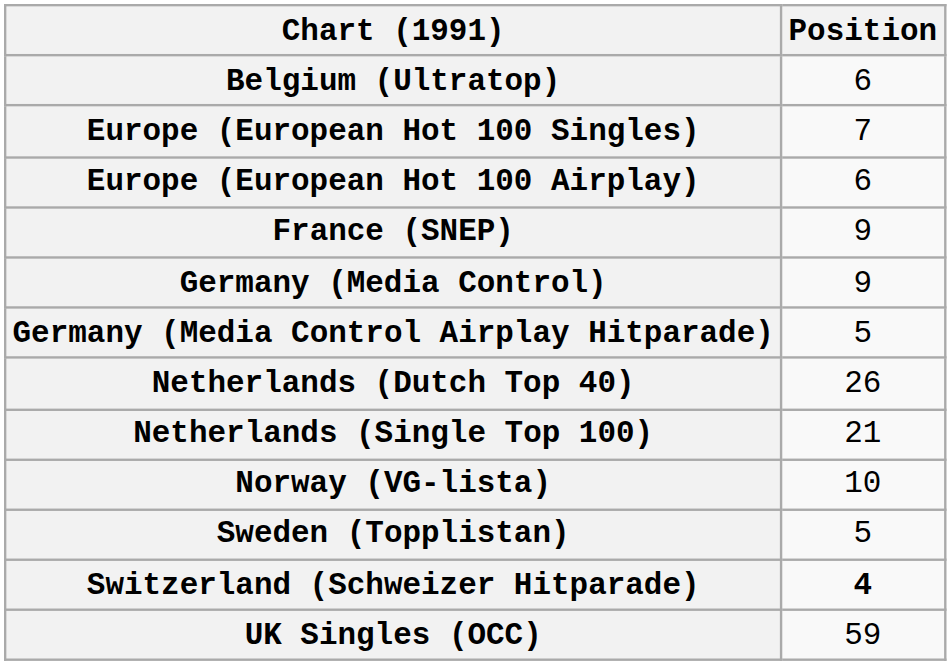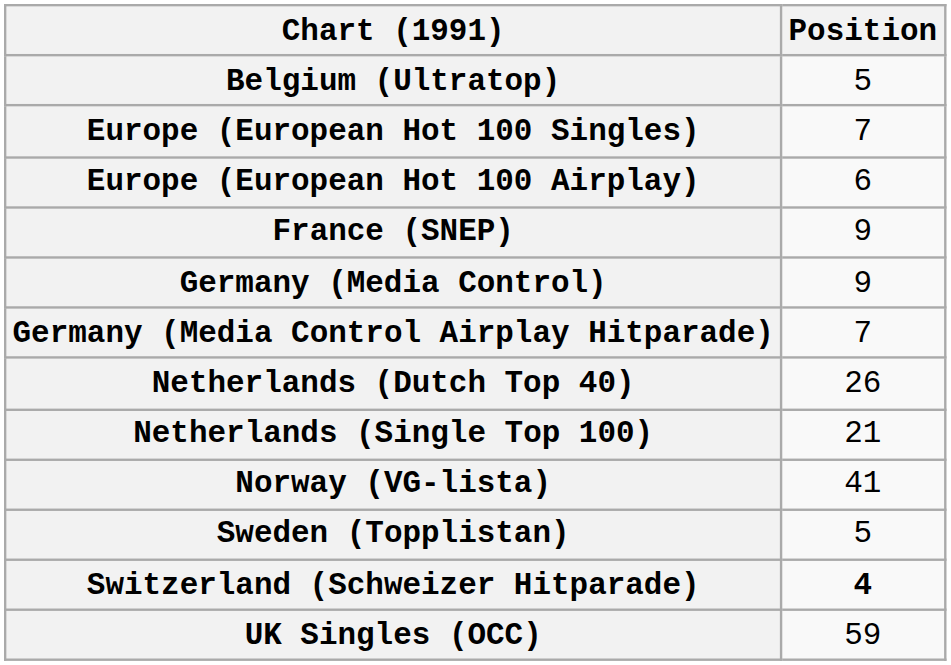(863, 81) 6 -> (863, 81) 5
(863, 333) 5 -> (863, 333) 7
(863, 484) 10 -> (863, 484) 41
